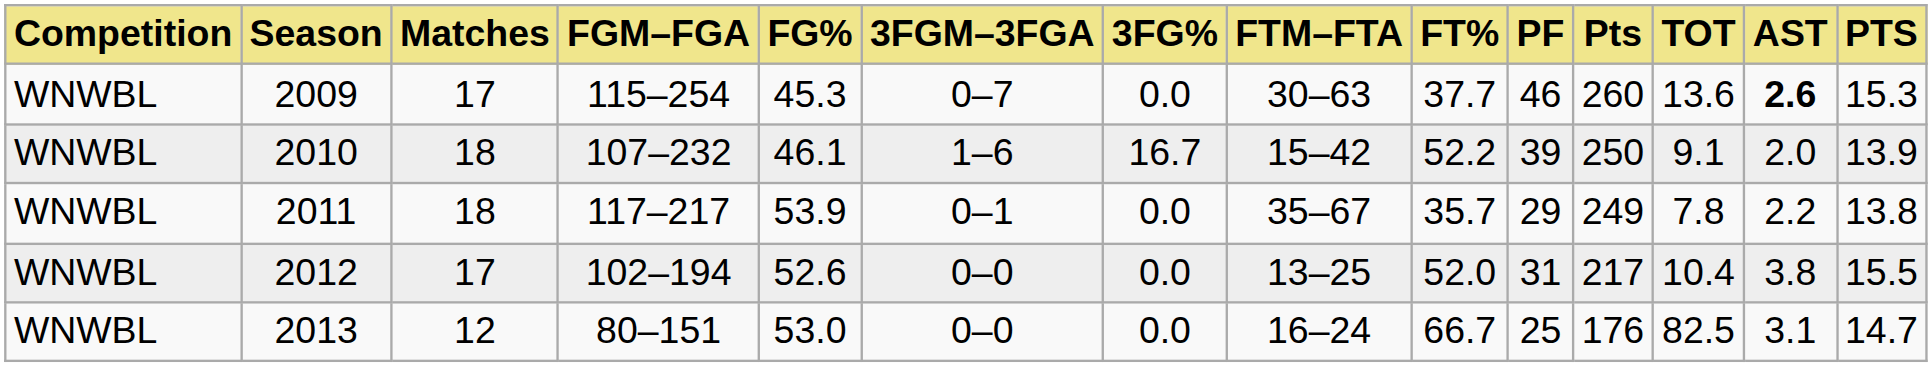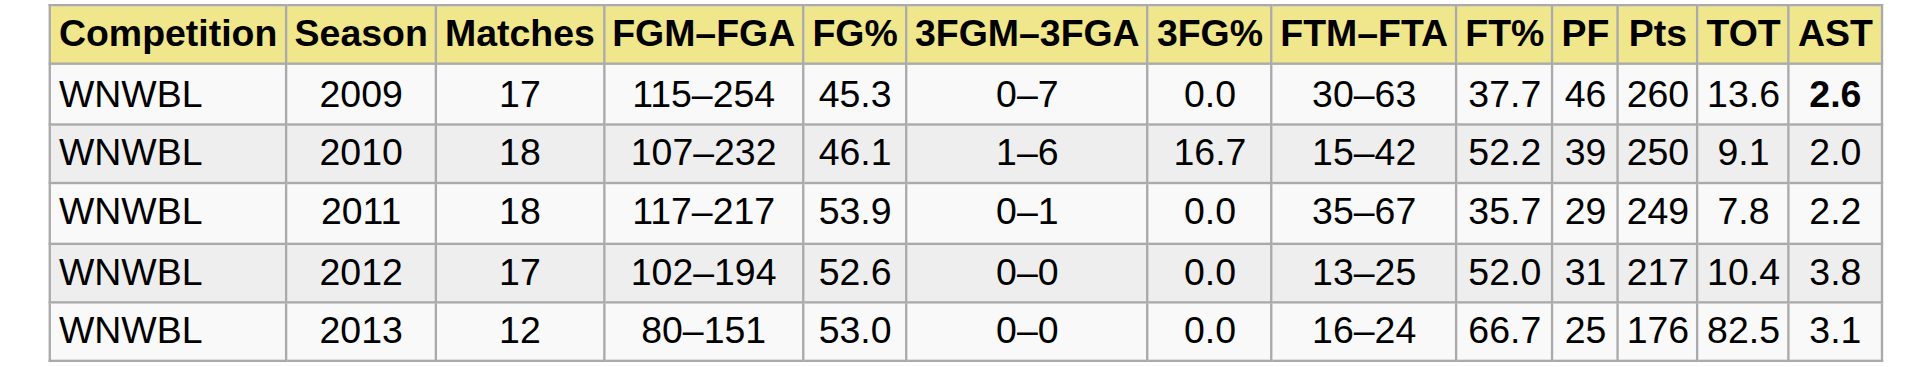- column: (1881, 34)
